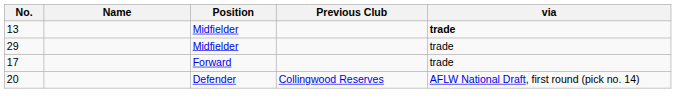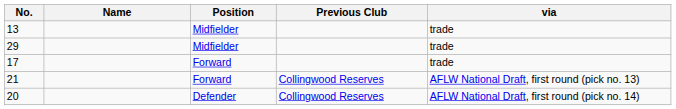(443, 29) bold -> (442, 29) normal
+ row: (13, 79)
